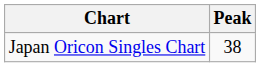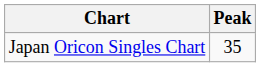(232, 47) 38 -> (232, 47) 35
